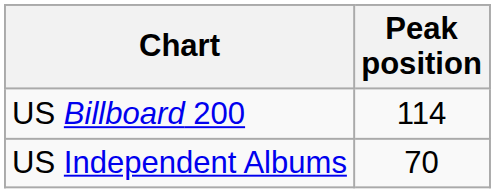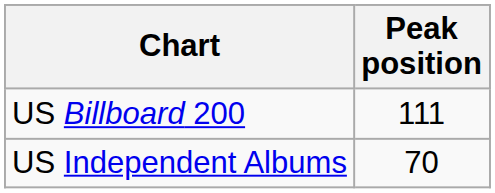(422, 113) 114 -> (422, 113) 111
